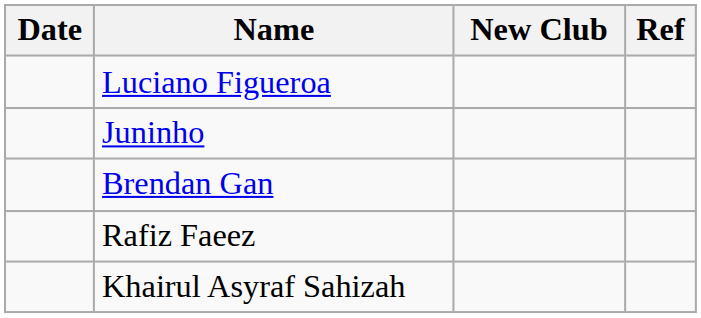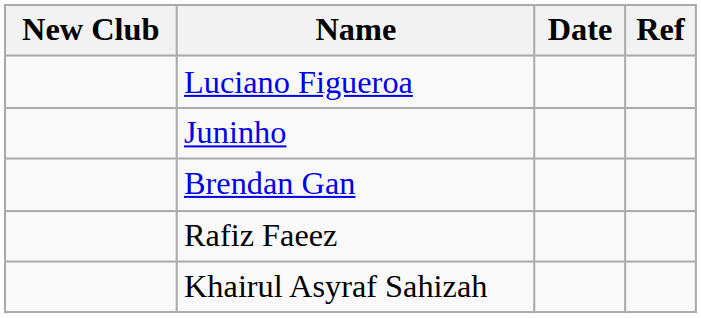columns swapped: (50, 30) <-> (539, 30)
